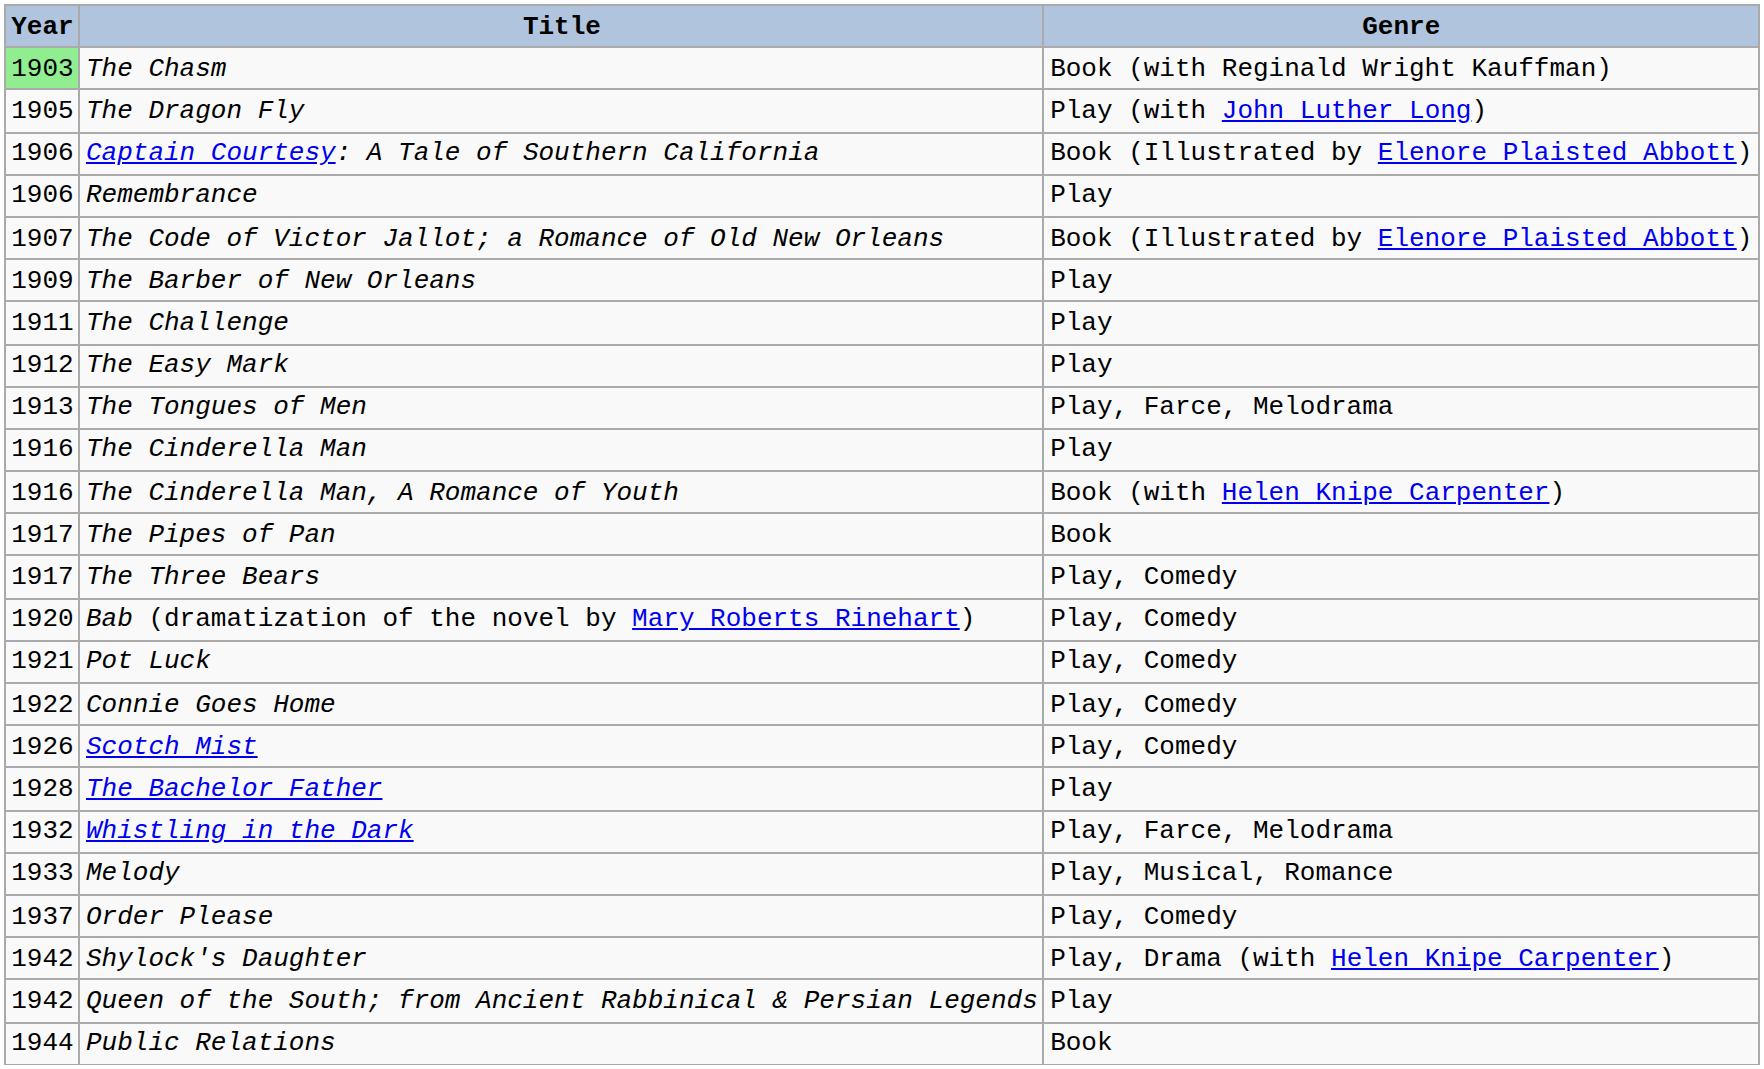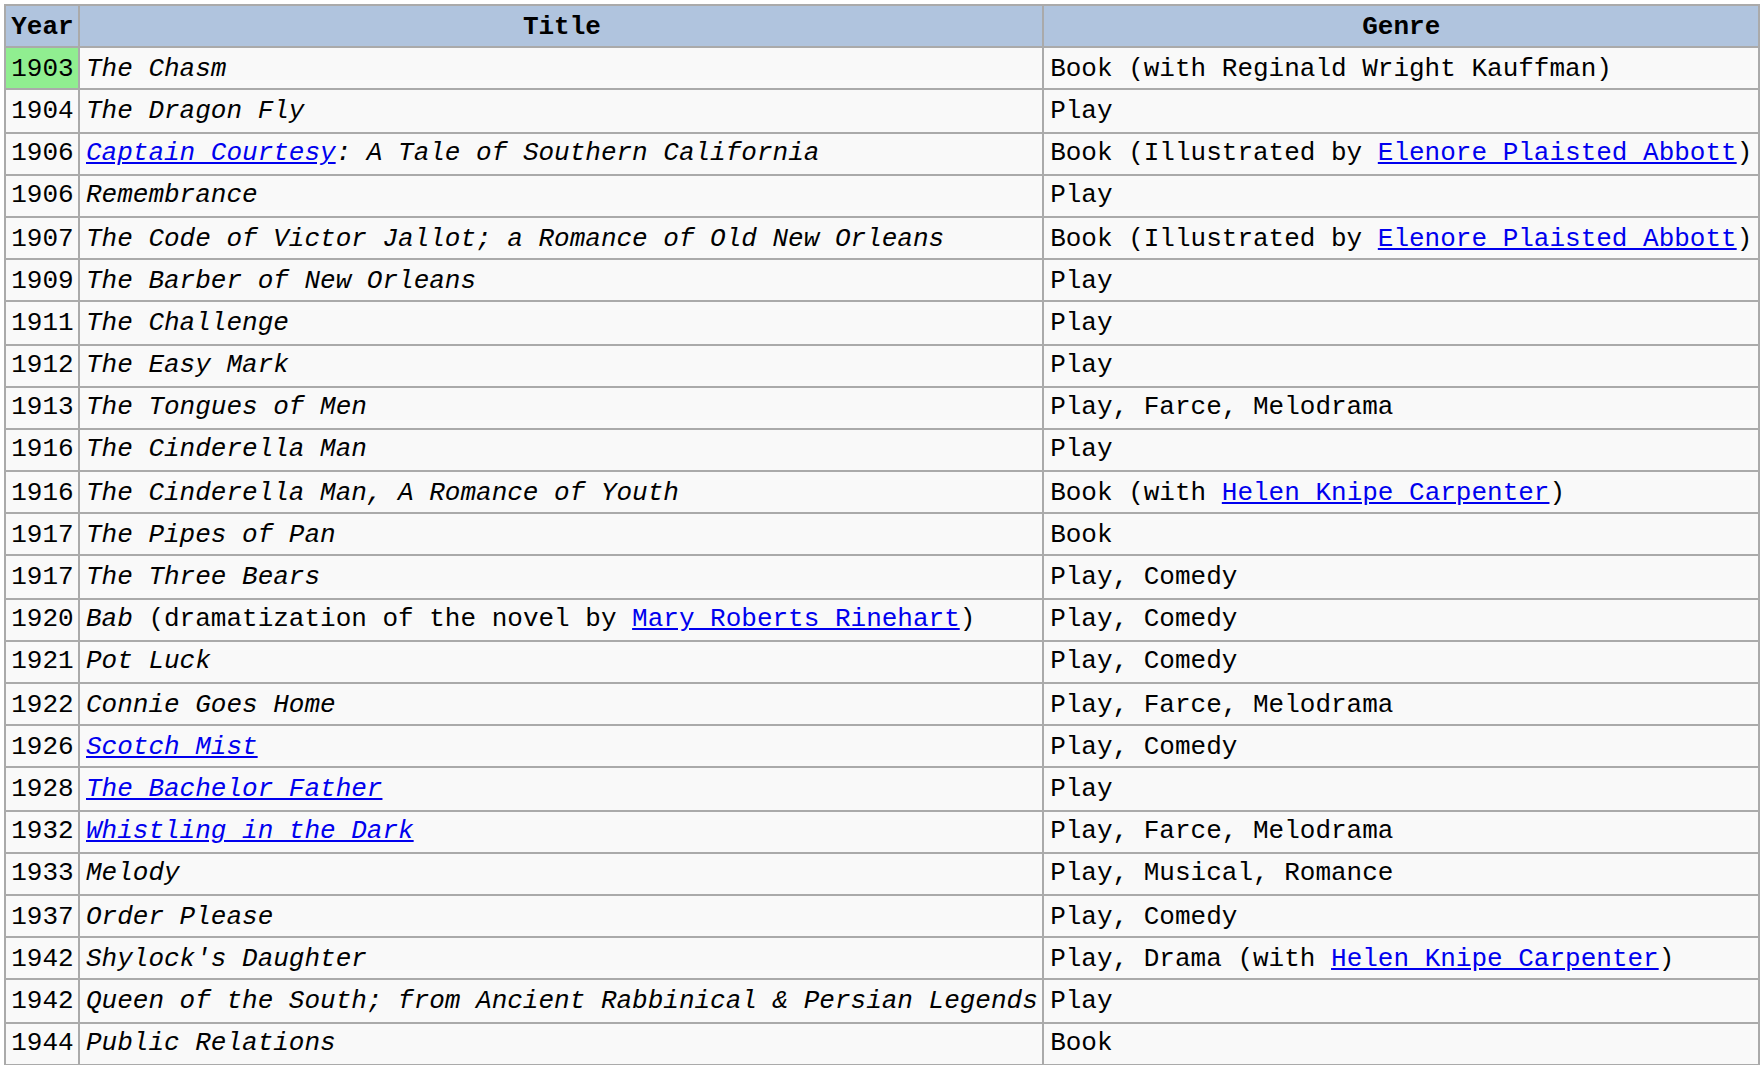(42, 111) 1905 -> (42, 111) 1904
(1269, 111) Play (with John Luther Long) -> (1081, 111) Play
(1144, 704) Play, Comedy -> (1222, 704) Play, Farce, Melodrama
